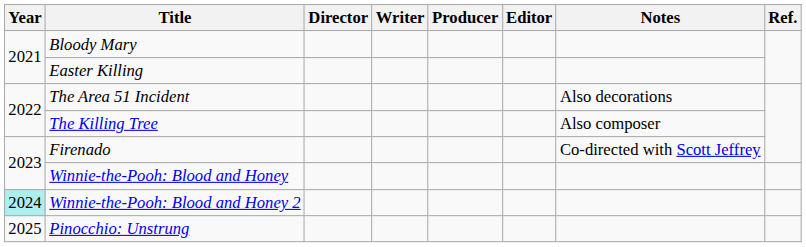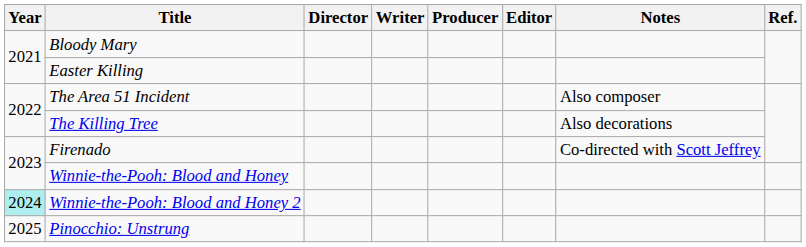(616, 96) Also decorations -> (610, 96) Also composer
(610, 123) Also composer -> (616, 123) Also decorations
